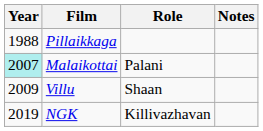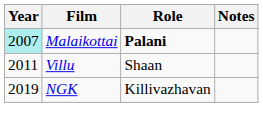- row: (81, 41)
(144, 65) normal -> (145, 41) bold
(23, 89) 2009 -> (23, 65) 2011
